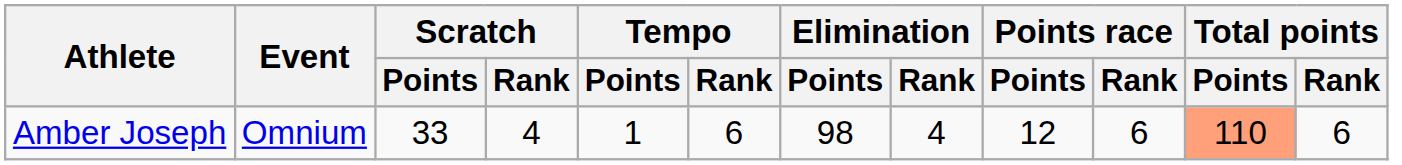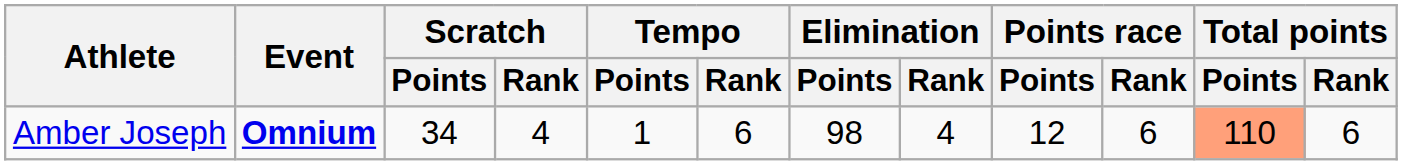(304, 133) normal -> (309, 133) bold
(430, 133) 33 -> (439, 133) 34
